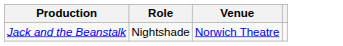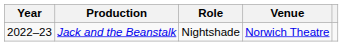+ column: (29, 13)
